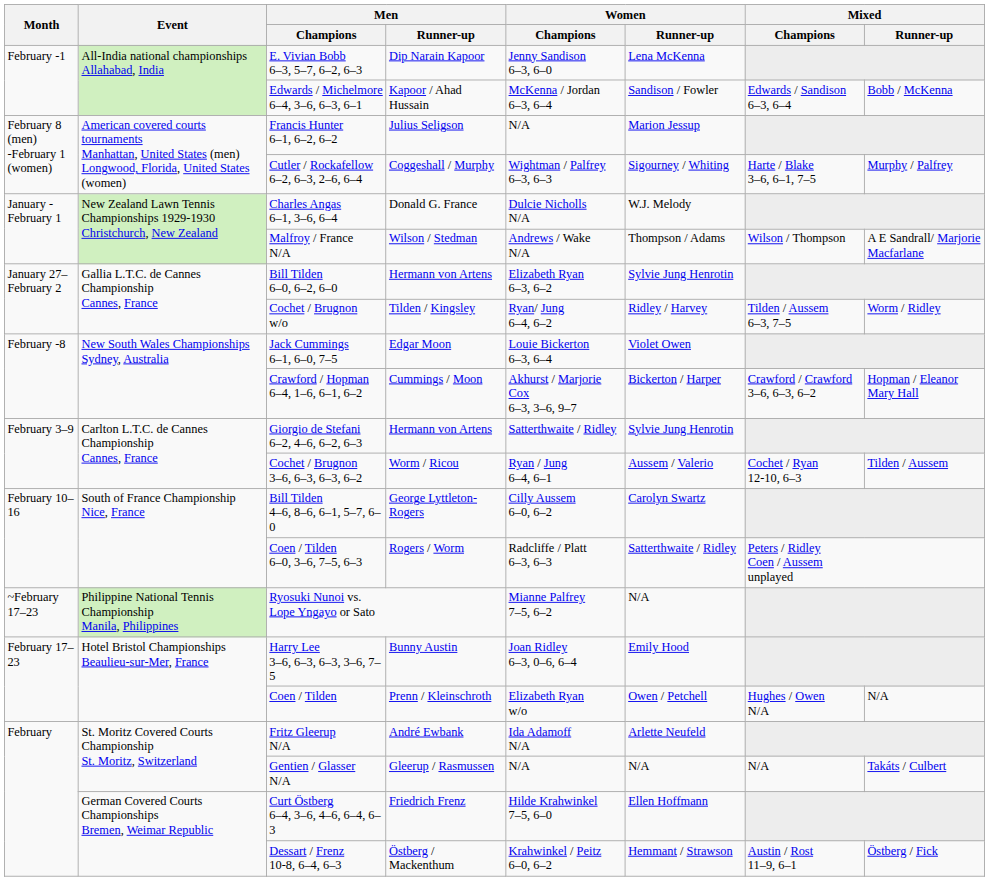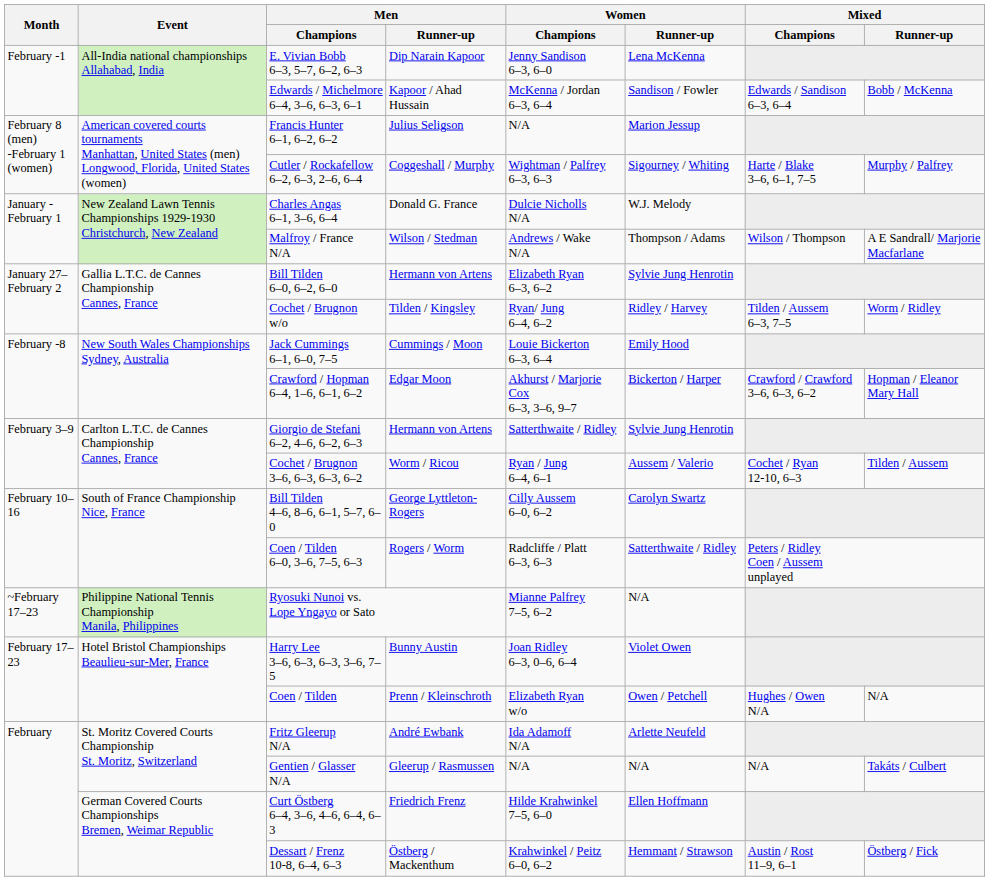(420, 343) Edgar Moon -> (436, 343) Cummings / Moon
(660, 343) Violet Owen -> (659, 343) Emily Hood
(436, 378) Cummings / Moon -> (420, 378) Edgar Moon
(659, 646) Emily Hood -> (660, 646) Violet Owen
